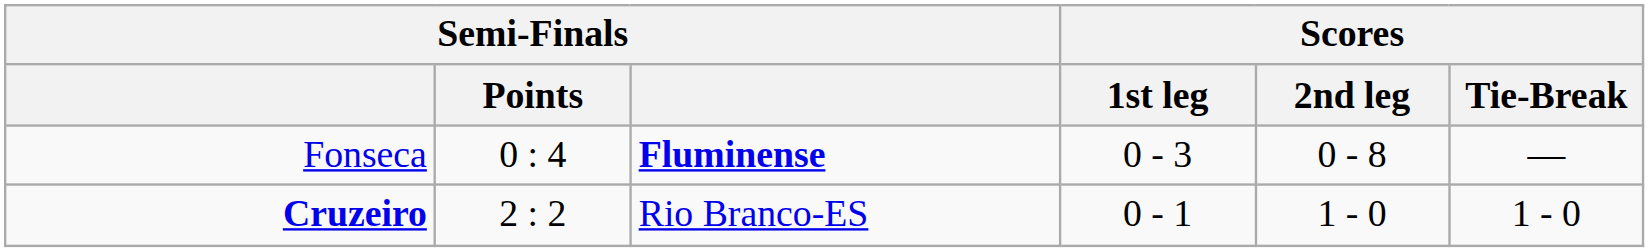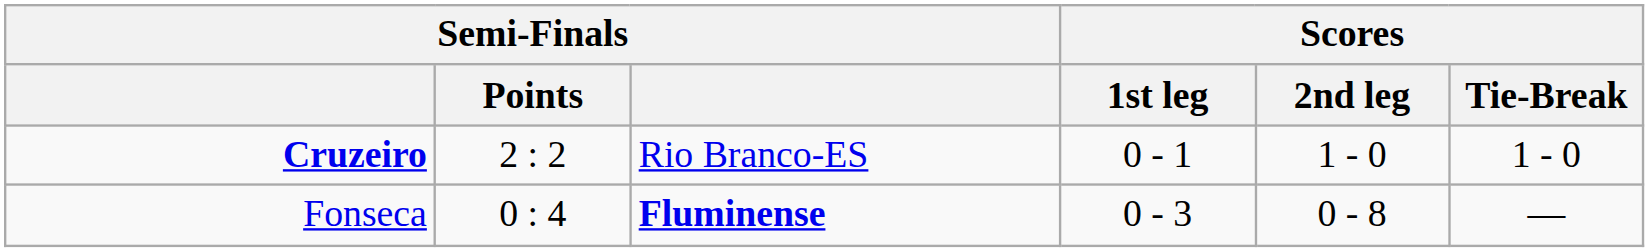rows swapped: (355, 214) <-> (365, 154)
